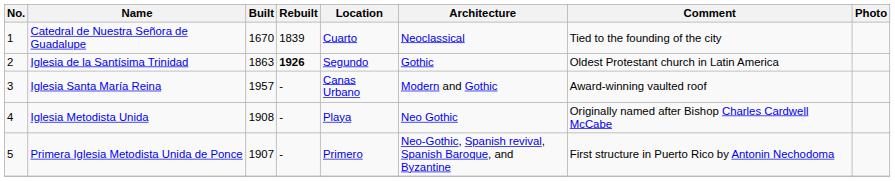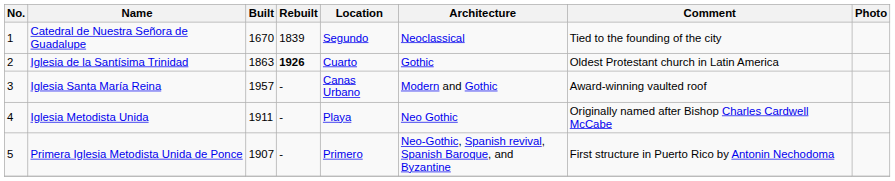(340, 37) Cuarto -> (346, 37) Segundo
(346, 62) Segundo -> (340, 62) Cuarto
(261, 117) 1908 -> (261, 117) 1911
